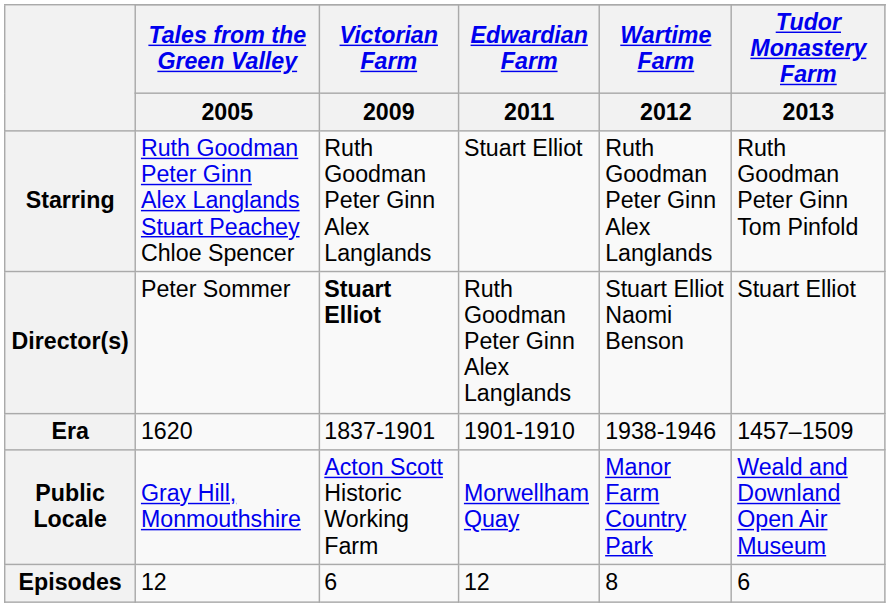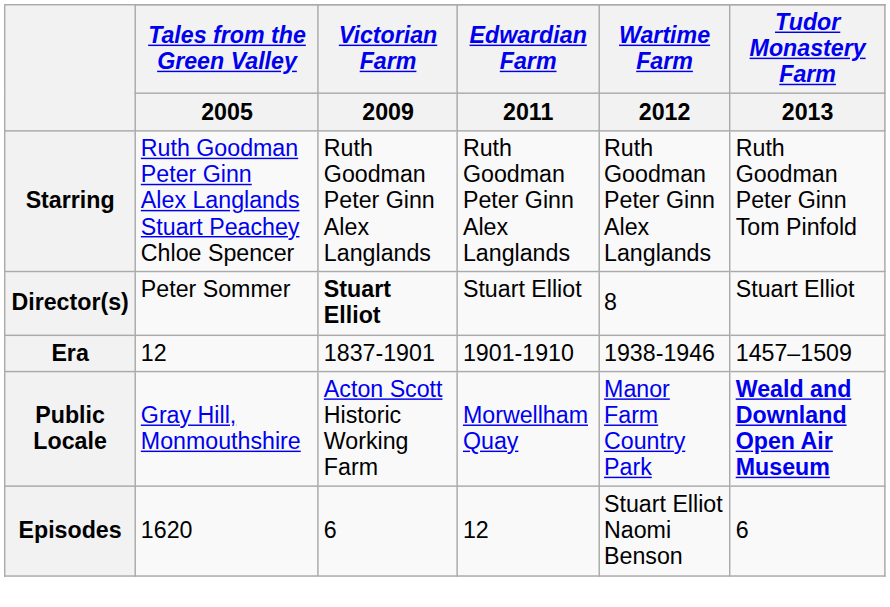(523, 148) Stuart Elliot -> (518, 200) Ruth Goodman Peter Ginn Alex Langlands
(519, 342) Ruth Goodman Peter Ginn Alex Langlands -> (522, 289) Stuart Elliot
(664, 315) Stuart Elliot Naomi Benson -> (611, 302) 8
(167, 431) 1620 -> (154, 352) 12
(792, 507) normal -> (794, 428) bold
(154, 582) 12 -> (167, 530) 1620
(612, 582) 8 -> (663, 530) Stuart Elliot Naomi Benson
